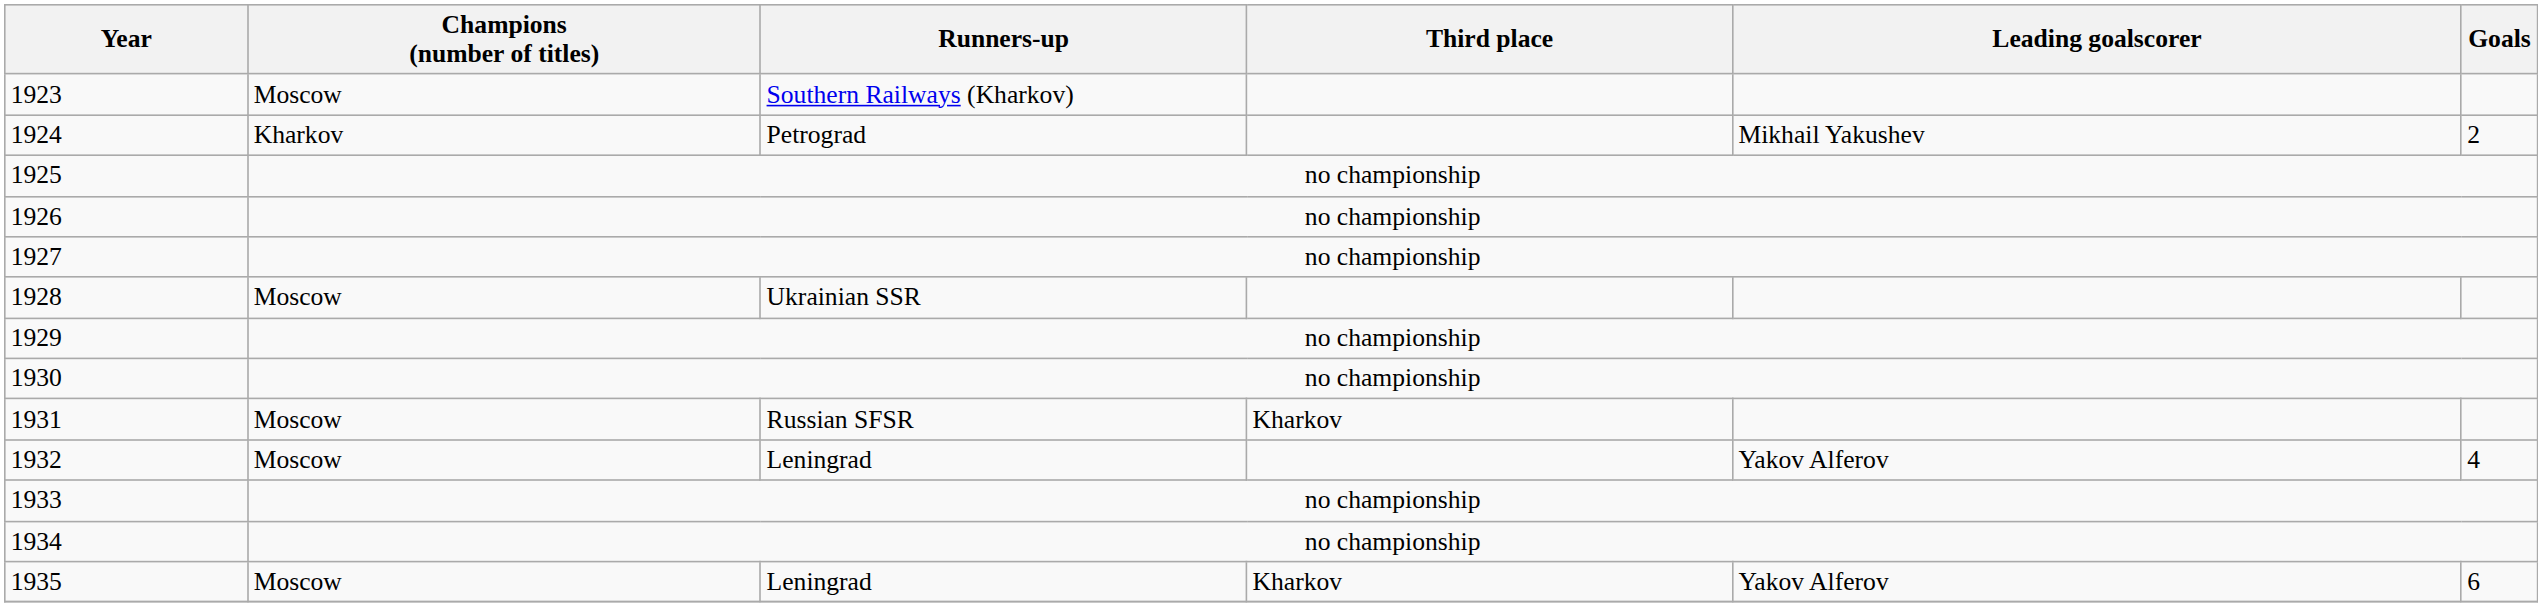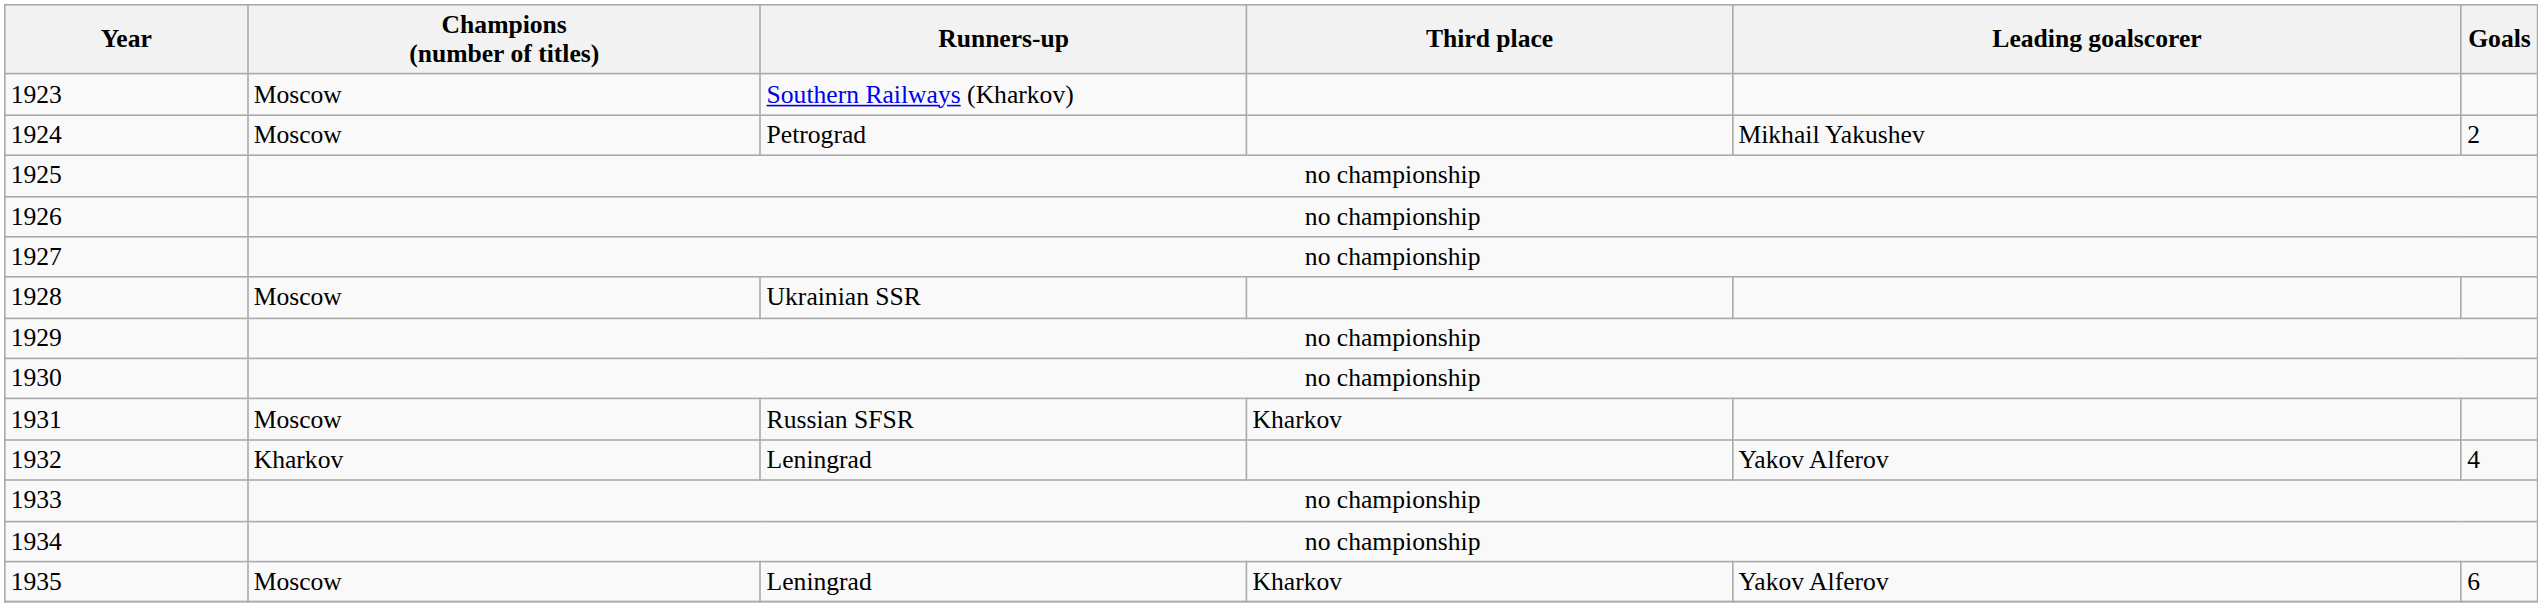(298, 134) Kharkov -> (298, 134) Moscow
(298, 459) Moscow -> (298, 459) Kharkov
